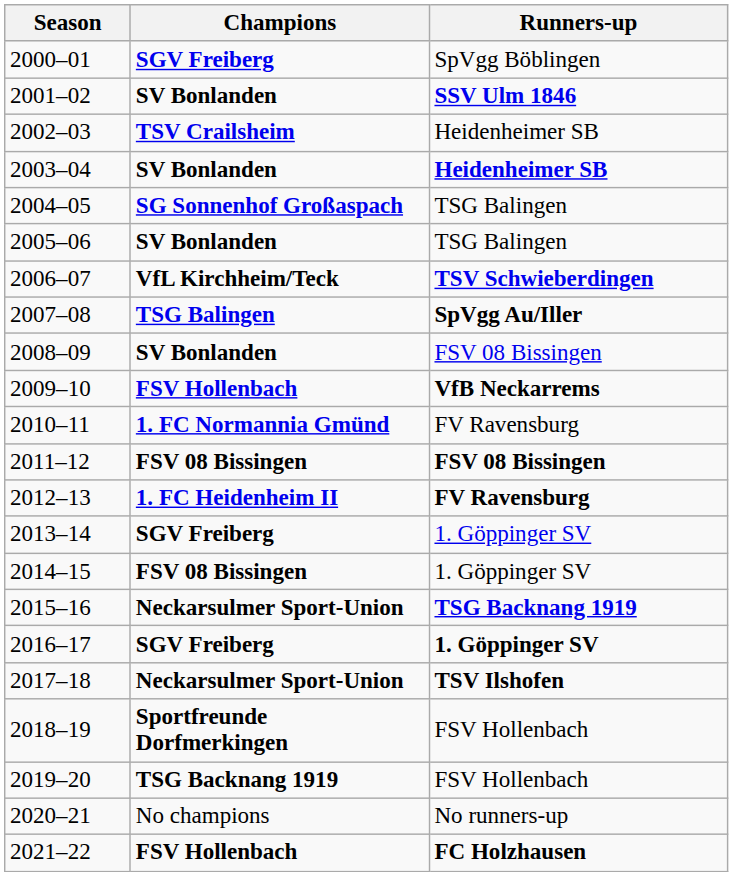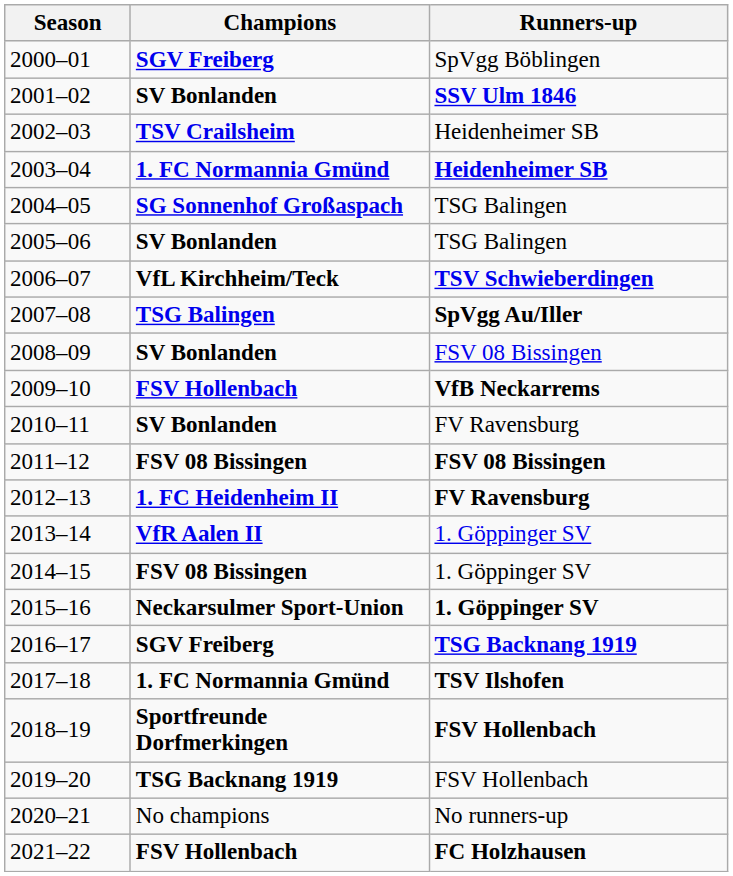(206, 168) SV Bonlanden -> (263, 168) 1. FC Normannia Gmünd
(263, 424) 1. FC Normannia Gmünd -> (206, 424) SV Bonlanden
(205, 534) SGV Freiberg -> (199, 534) VfR Aalen II
(536, 607) TSG Backnang 1919 -> (517, 607) 1. Göppinger SV
(517, 643) 1. Göppinger SV -> (536, 643) TSG Backnang 1919
(270, 680) Neckarsulmer Sport-Union -> (263, 680) 1. FC Normannia Gmünd
(511, 729) normal -> (515, 729) bold
